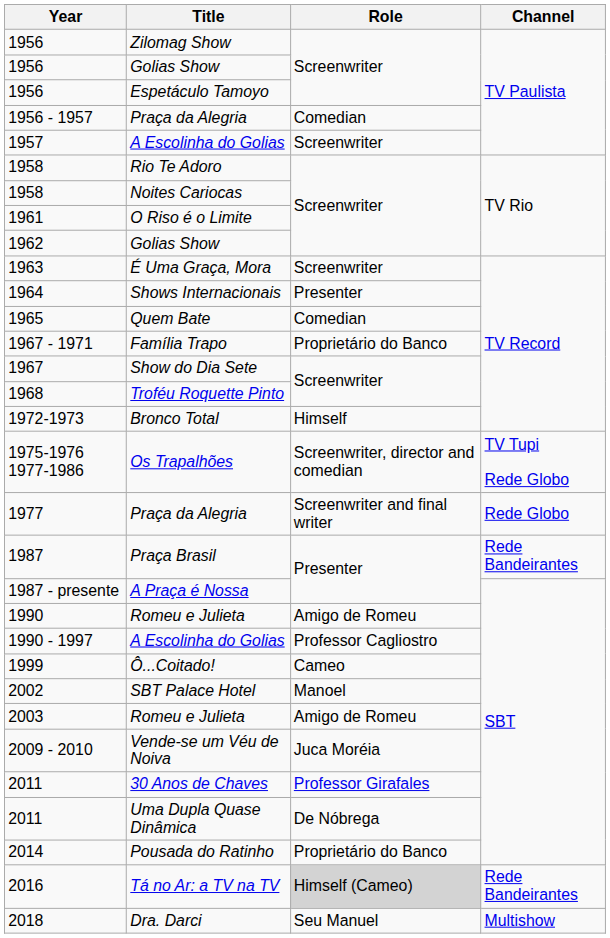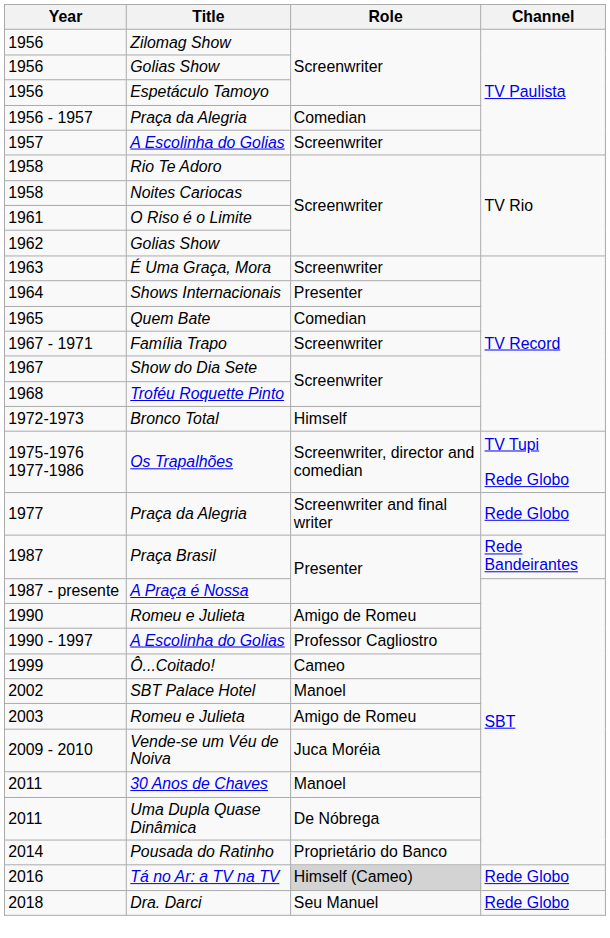(370, 343) Proprietário do Banco -> (338, 343) Screenwriter
(362, 784) Professor Girafales -> (320, 784) Manoel
(531, 886) Rede Bandeirantes -> (527, 877) Rede Globo
(520, 920) Multishow -> (527, 902) Rede Globo
